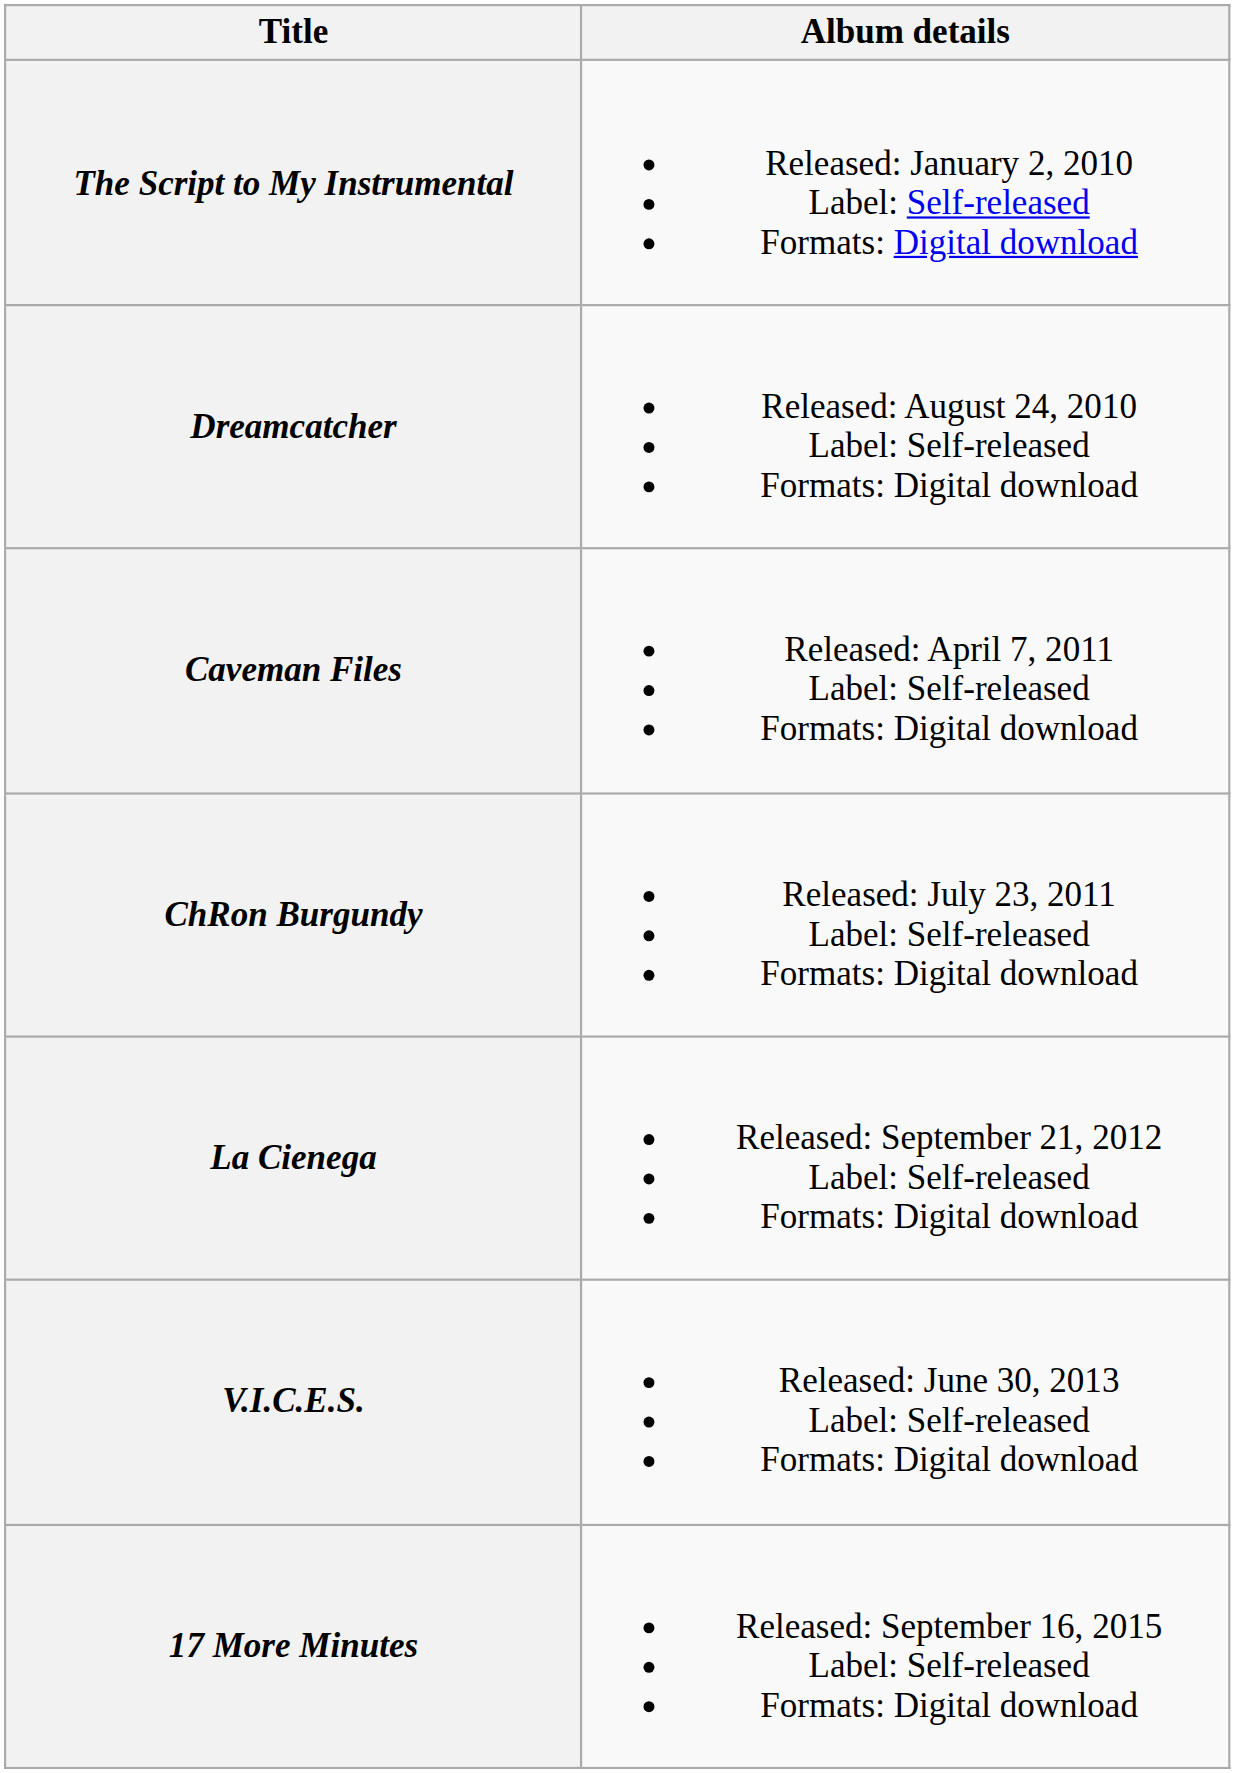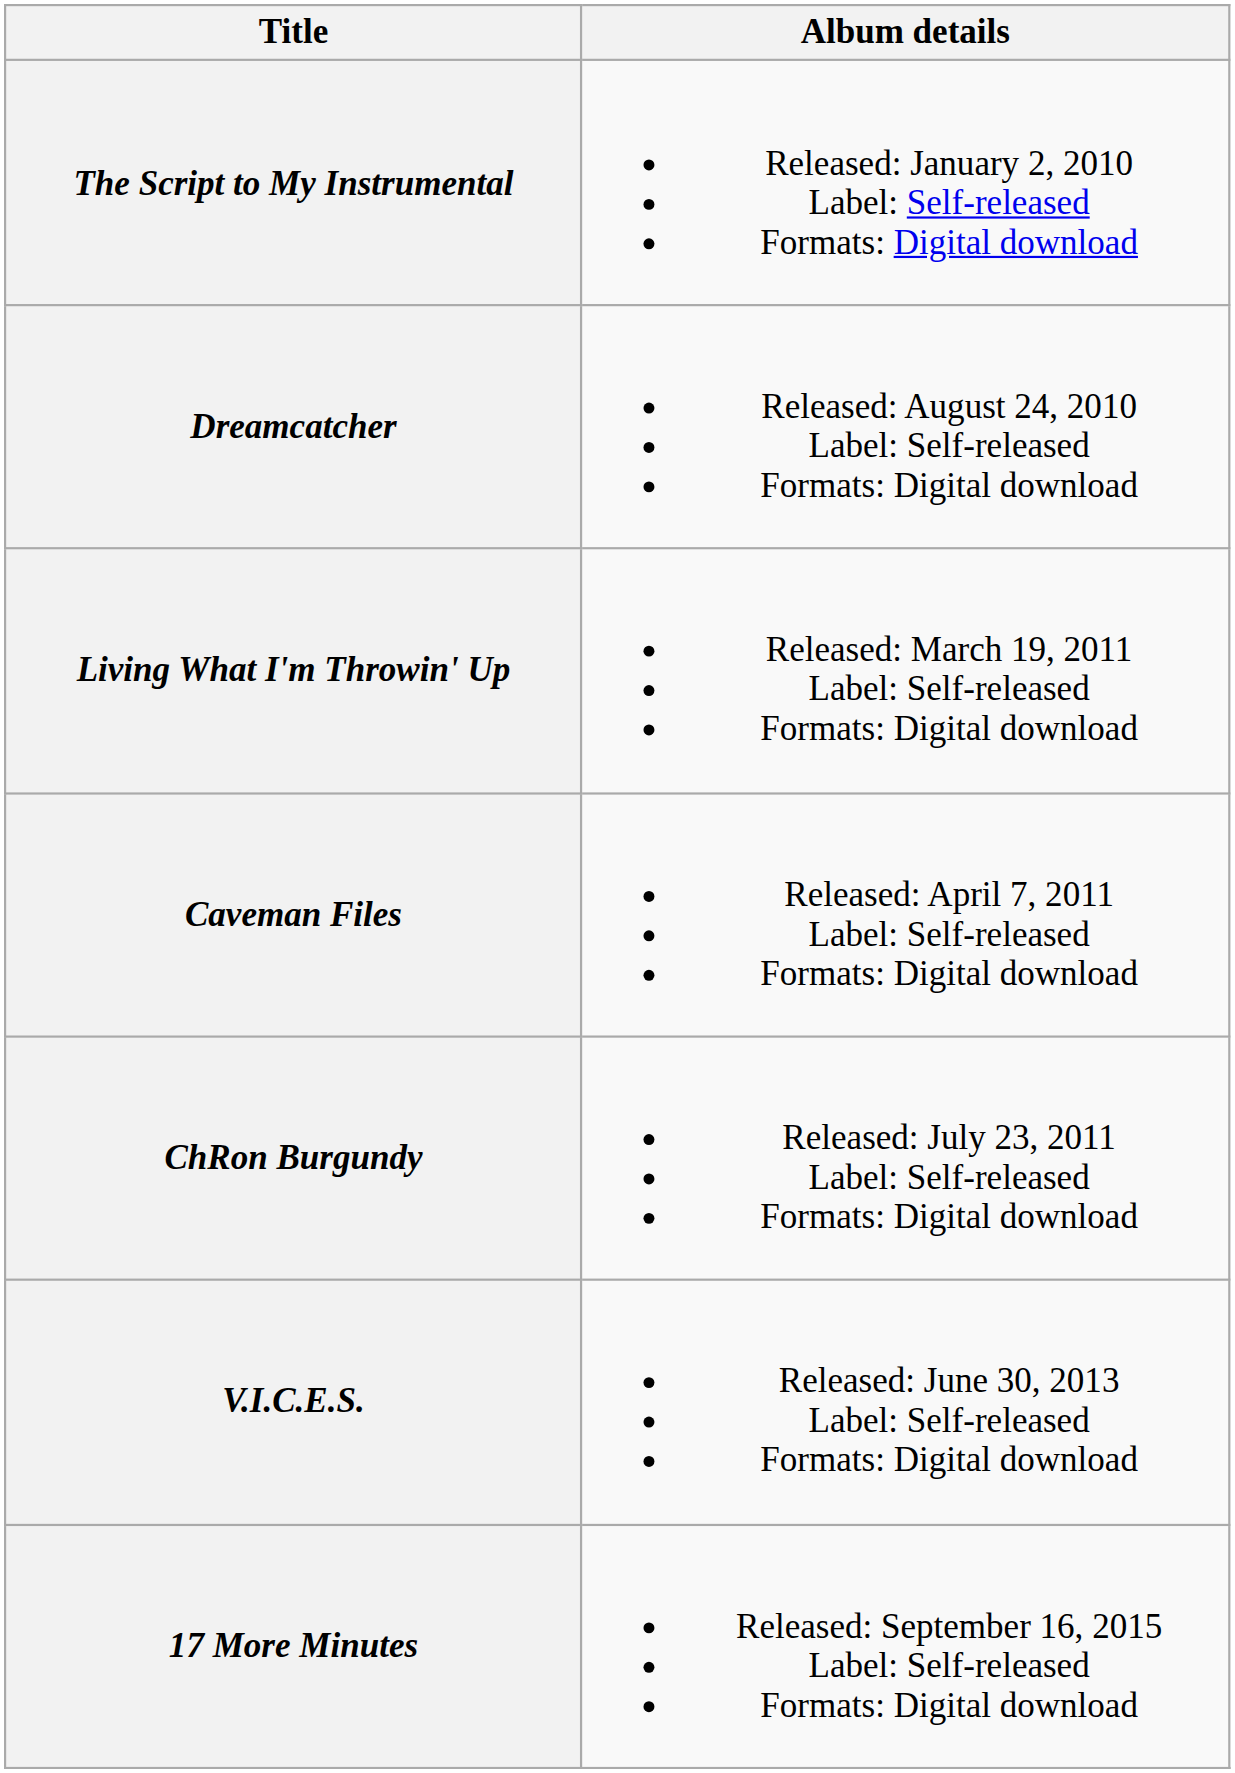+ row: (293, 669)
- row: (293, 1157)
